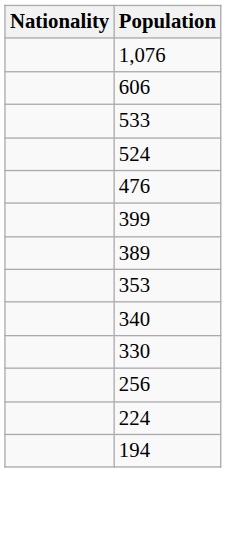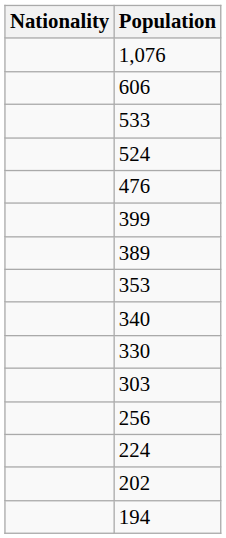+ row: (134, 384)
+ row: (134, 483)
